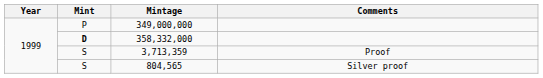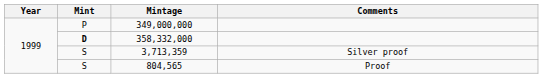(378, 53) Proof -> (378, 53) Silver proof
(378, 66) Silver proof -> (378, 66) Proof
